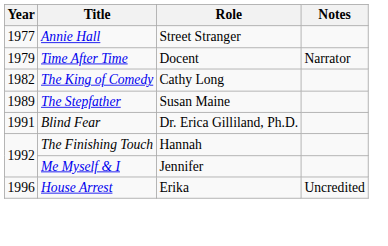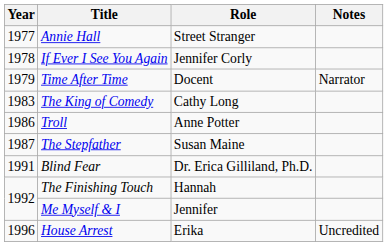+ row: (104, 58)
(21, 79) 1982 -> (21, 101) 1983
+ row: (54, 123)
(21, 101) 1989 -> (21, 144) 1987
